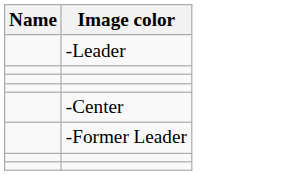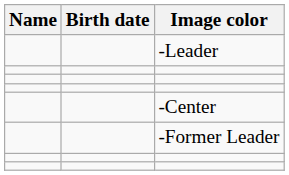+ column: (108, 19)
